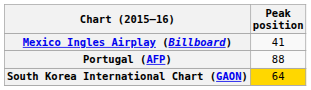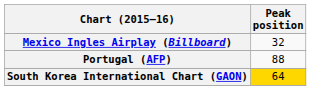(278, 42) 41 -> (278, 42) 32
